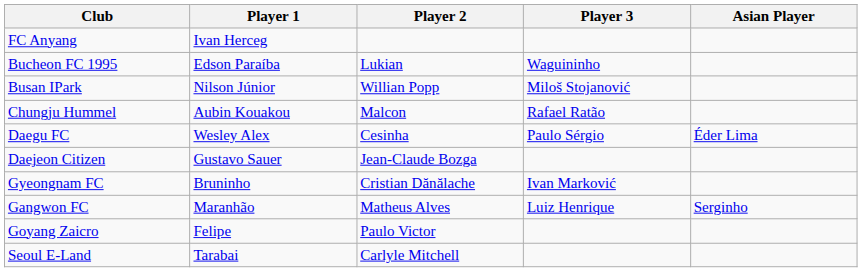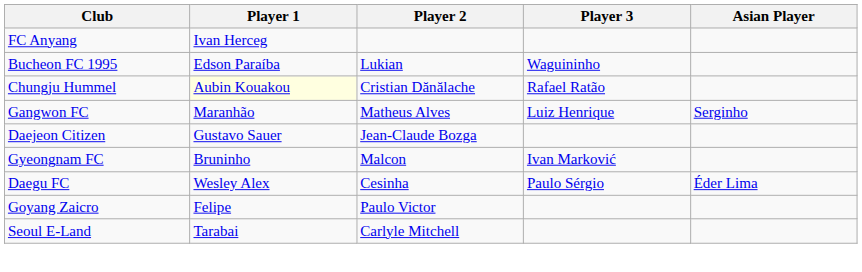- row: (45, 87)
(242, 111) no background -> (242, 87) lightyellow background
(383, 111) Malcon -> (418, 87) Cristian Dănălache
rows swapped: (39, 135) <-> (48, 207)
(418, 183) Cristian Dănălache -> (383, 159) Malcon
